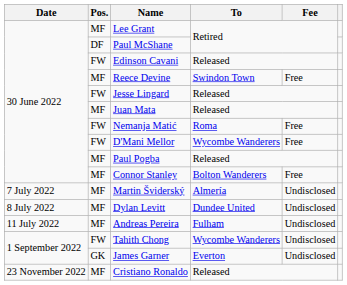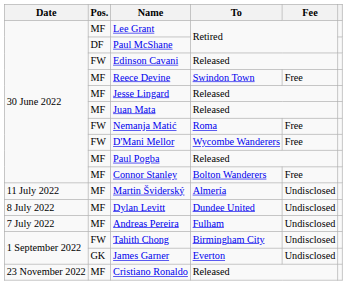(98, 93) FW -> (98, 93) MF
(31, 191) 7 July 2022 -> (33, 191) 11 July 2022
(33, 223) 11 July 2022 -> (31, 223) 7 July 2022
(236, 239) Wycombe Wanderers -> (229, 239) Birmingham City
